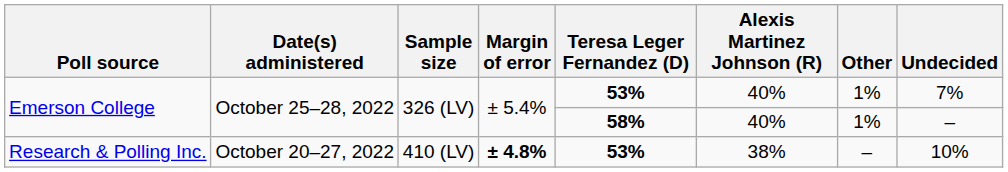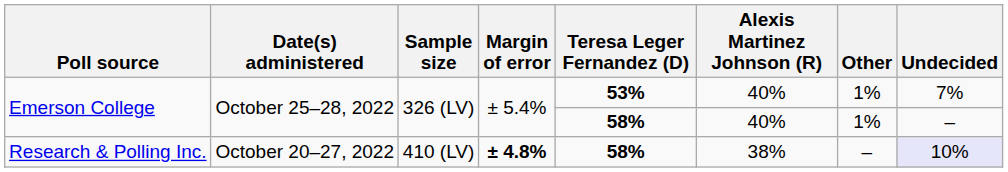(626, 152) 53% -> (626, 152) 58%
(950, 152) no background -> (950, 152) lavender background
